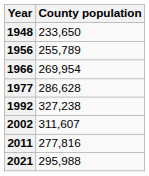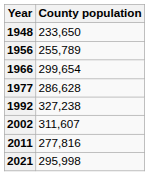(60, 69) 269,954 -> (60, 69) 299,654
(60, 161) 295,988 -> (60, 161) 295,998
